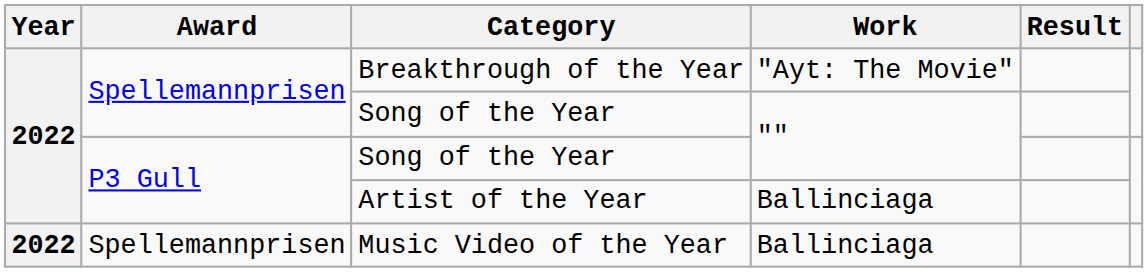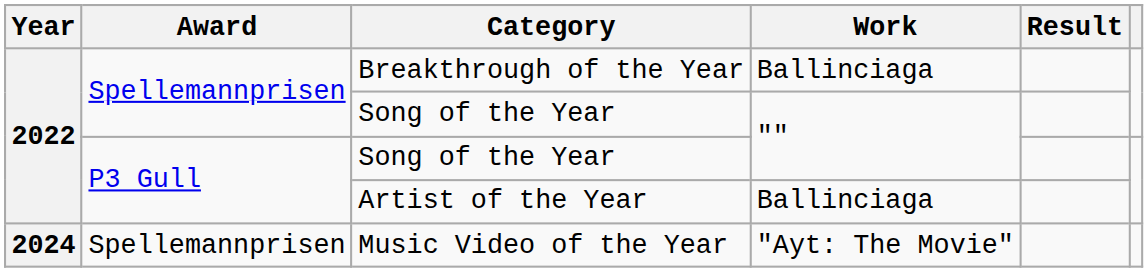(885, 70) "Ayt: The Movie" -> (845, 70) Ballinciaga
(44, 245) 2022 -> (44, 245) 2024
(845, 245) Ballinciaga -> (885, 245) "Ayt: The Movie"
